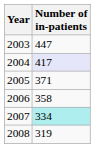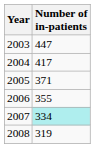(43, 62) lavender background -> (43, 62) no background
(43, 98) 358 -> (43, 98) 355
